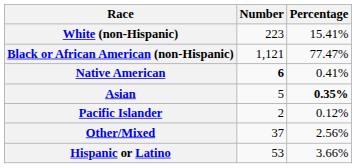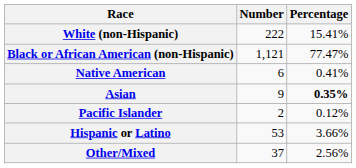(275, 34) 223 -> (275, 34) 222
(281, 73) bold -> (281, 73) normal
(281, 93) 5 -> (281, 93) 9
rows swapped: (121, 133) <-> (121, 152)
